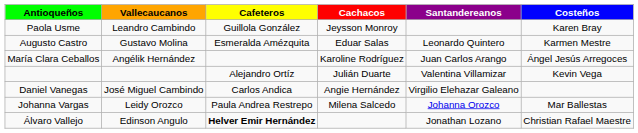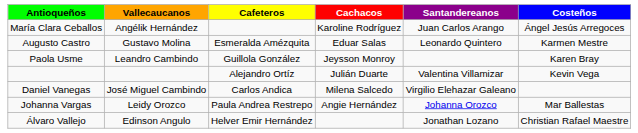rows swapped: (53, 58) <-> (53, 27)
(362, 89) Angie Hernández -> (359, 89) Milena Salcedo
(362, 104) Milena Salcedo -> (359, 104) Angie Hernández
(262, 120) bold -> (262, 120) normal
